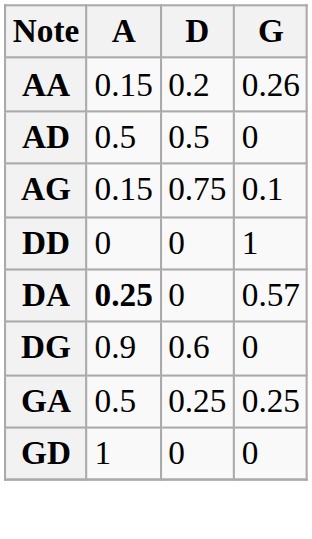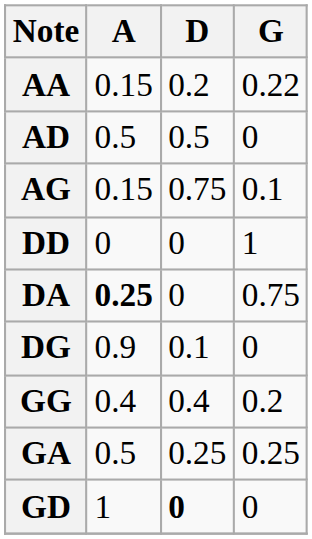(271, 83) 0.26 -> (271, 83) 0.22
(271, 295) 0.57 -> (271, 295) 0.75
(189, 347) 0.6 -> (189, 347) 0.1
+ row: (46, 400)
(176, 453) normal -> (176, 506) bold
